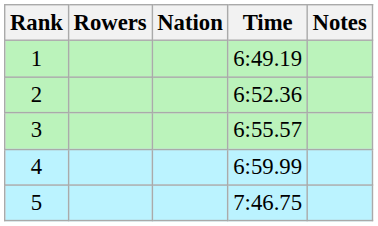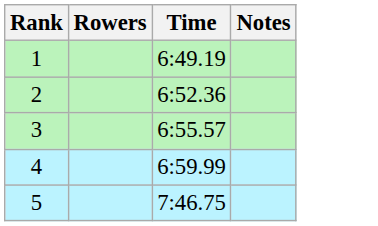- column: (190, 22)
